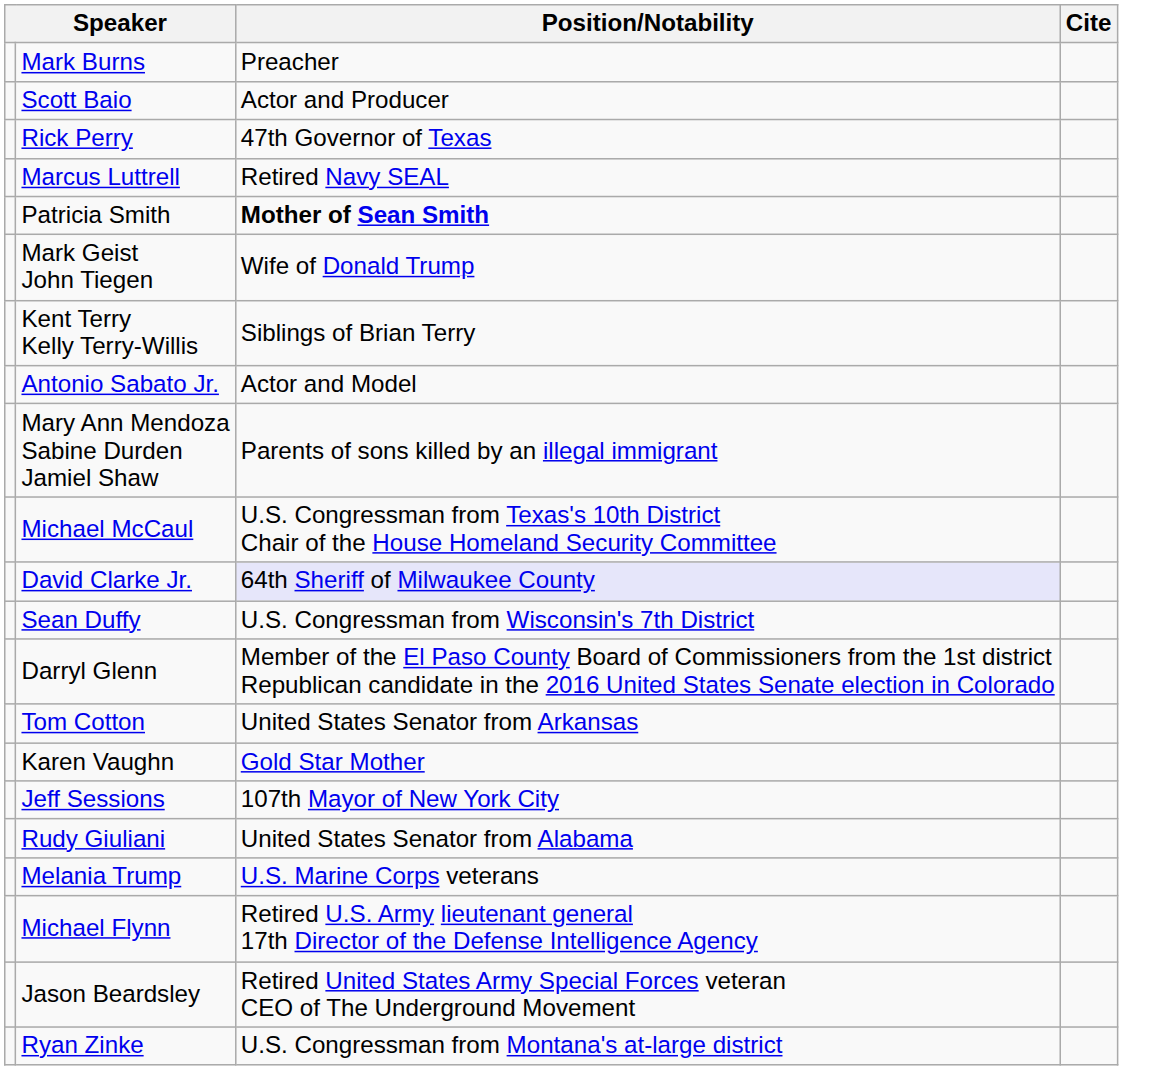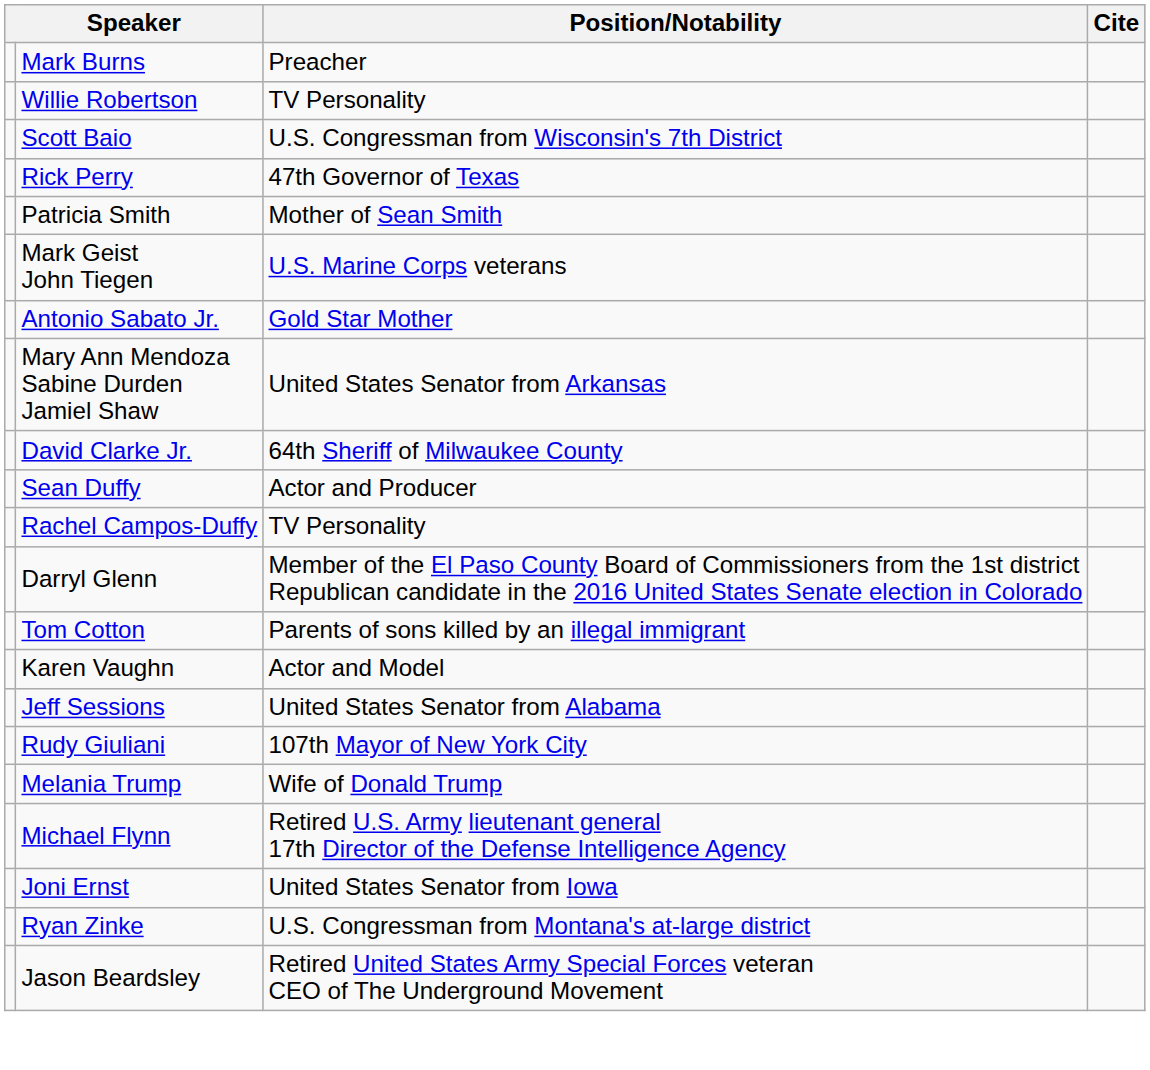+ row: (109, 100)
(345, 100) Actor and Producer -> (525, 138) U.S. Congressman from Wisconsin's 7th District
- row: (101, 176)
(365, 215) bold -> (385, 215) normal
(358, 267) Wife of Donald Trump -> (418, 267) U.S. Marine Corps veterans
- row: (110, 332)
(329, 384) Actor and Model -> (360, 319) Gold Star Mother
(479, 450) Parents of sons killed by an illegal immigrant -> (467, 384) United States Senator from Arkansas
- row: (107, 529)
(418, 581) lavender background -> (446, 450) no background
(497, 619) U.S. Congressman from Wisconsin's 7th District -> (373, 488) Actor and Producer
+ row: (139, 526)
(440, 723) United States Senator from Arkansas -> (507, 630) Parents of sons killed by an illegal immigrant
(333, 761) Gold Star Mother -> (356, 668) Actor and Model
(400, 799) 107th Mayor of New York City -> (465, 707) United States Senator from Alabama
(437, 838) United States Senator from Alabama -> (428, 745) 107th Mayor of New York City
(390, 876) U.S. Marine Corps veterans -> (385, 783) Wife of Donald Trump
+ row: (75, 887)
rows swapped: (111, 993) <-> (83, 1045)
